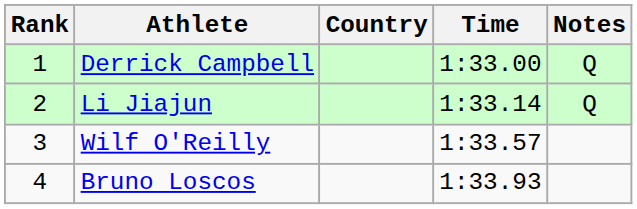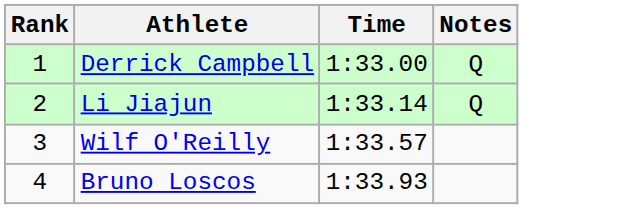- column: (377, 25)
